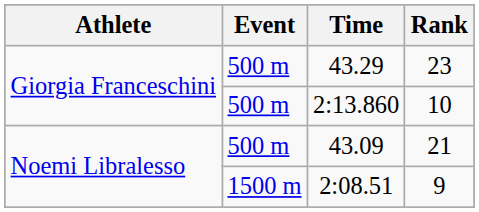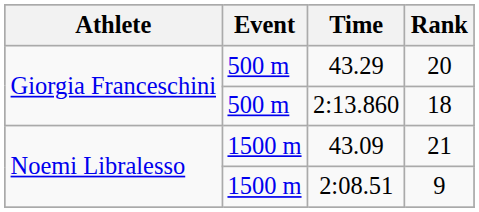(439, 65) 23 -> (439, 65) 20
(439, 105) 10 -> (439, 105) 18
(258, 146) 500 m -> (265, 146) 1500 m
